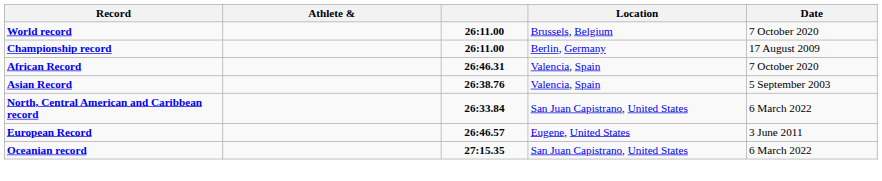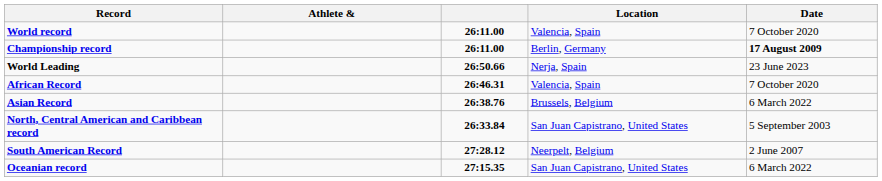(572, 31) Brussels, Belgium -> (565, 31) Valencia, Spain
(784, 48) normal -> (785, 48) bold
+ row: (43, 66)
(565, 84) Valencia, Spain -> (572, 102) Brussels, Belgium
(790, 84) 5 September 2003 -> (780, 102) 6 March 2022
(780, 108) 6 March 2022 -> (790, 126) 5 September 2003
+ row: (64, 150)
- row: (49, 132)
